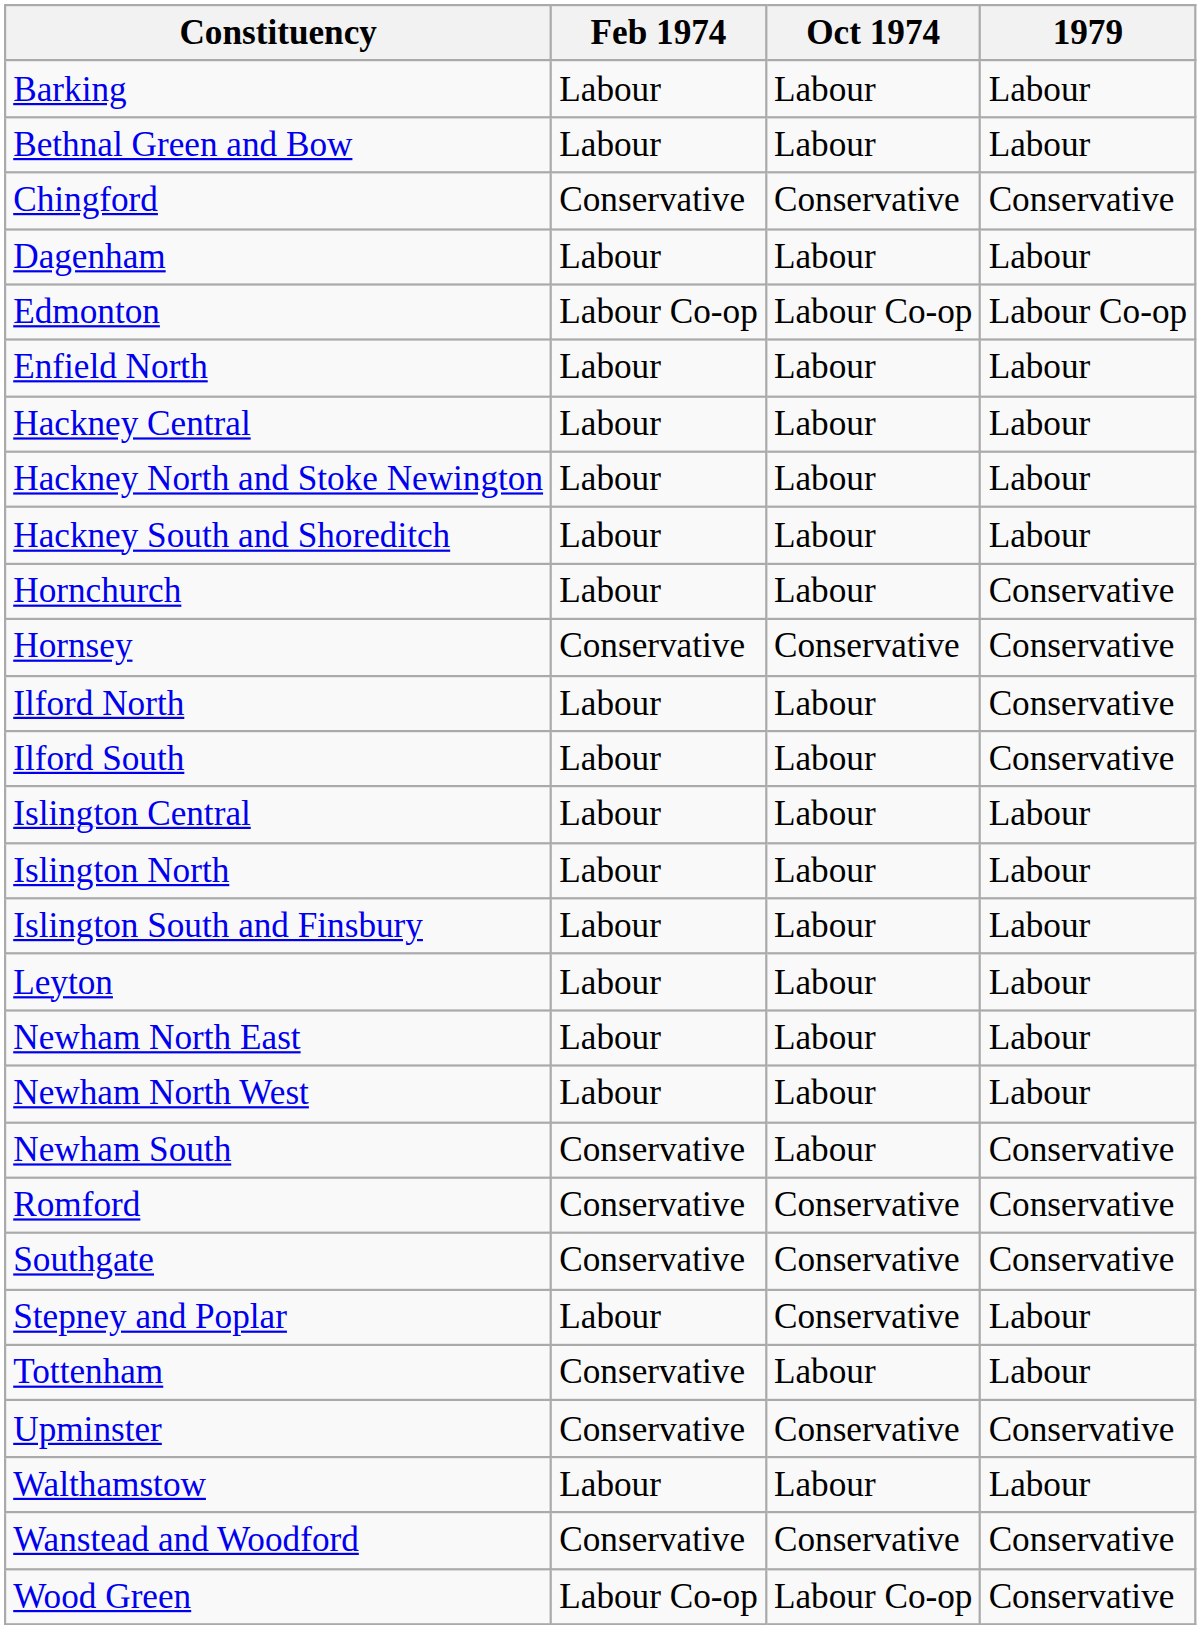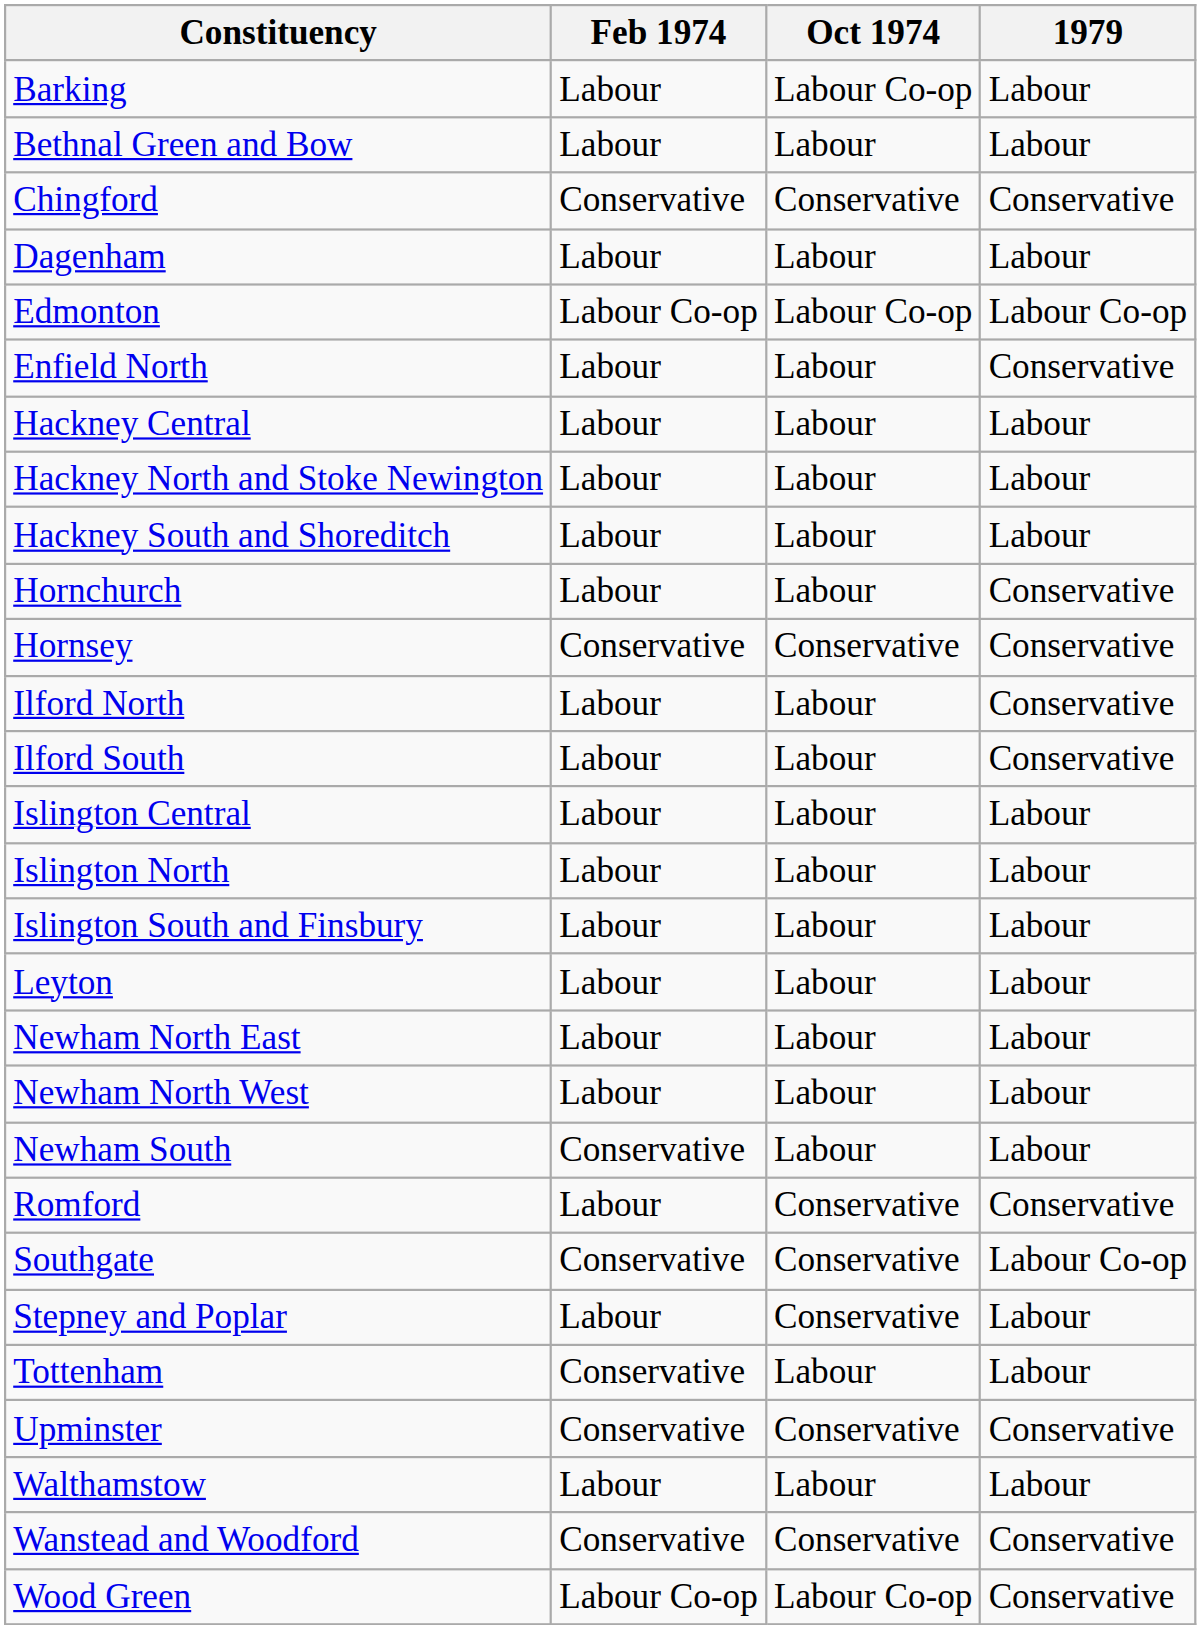(825, 88) Labour -> (873, 88) Labour Co-op
(1039, 367) Labour -> (1082, 367) Conservative
(1082, 1148) Conservative -> (1039, 1148) Labour
(652, 1204) Conservative -> (610, 1204) Labour
(1082, 1260) Conservative -> (1088, 1260) Labour Co-op
